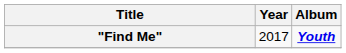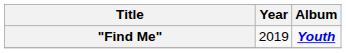(274, 36) 2017 -> (274, 36) 2019
